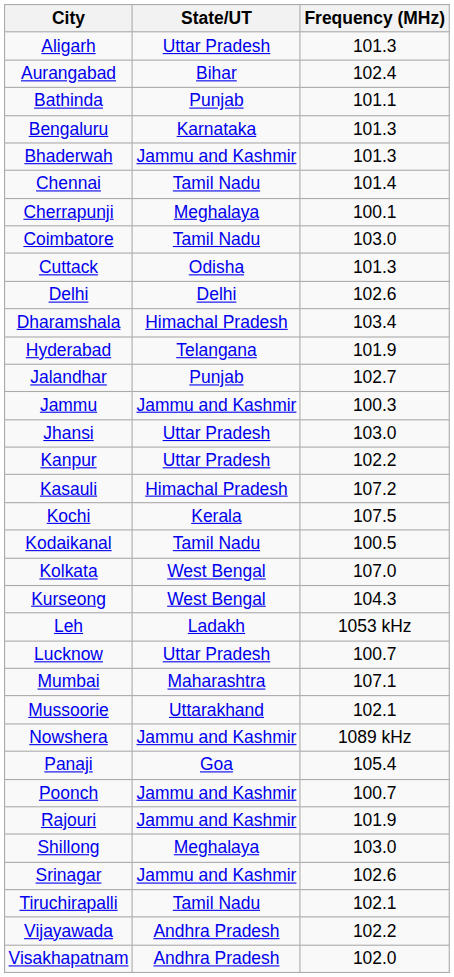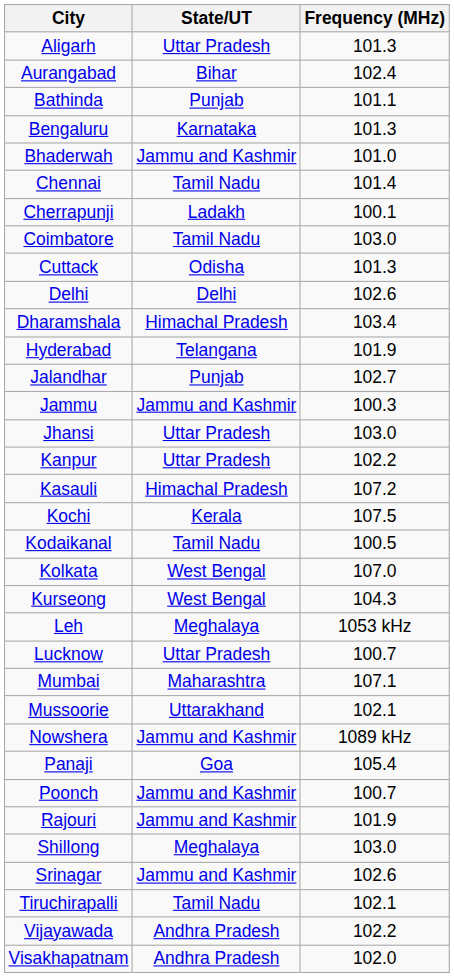(375, 156) 101.3 -> (375, 156) 101.0
(216, 211) Meghalaya -> (216, 211) Ladakh
(216, 626) Ladakh -> (216, 626) Meghalaya
